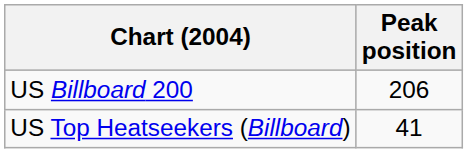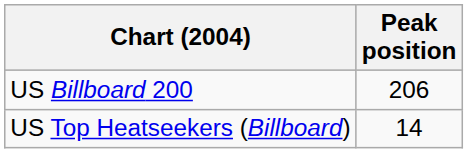(409, 128) 41 -> (409, 128) 14
